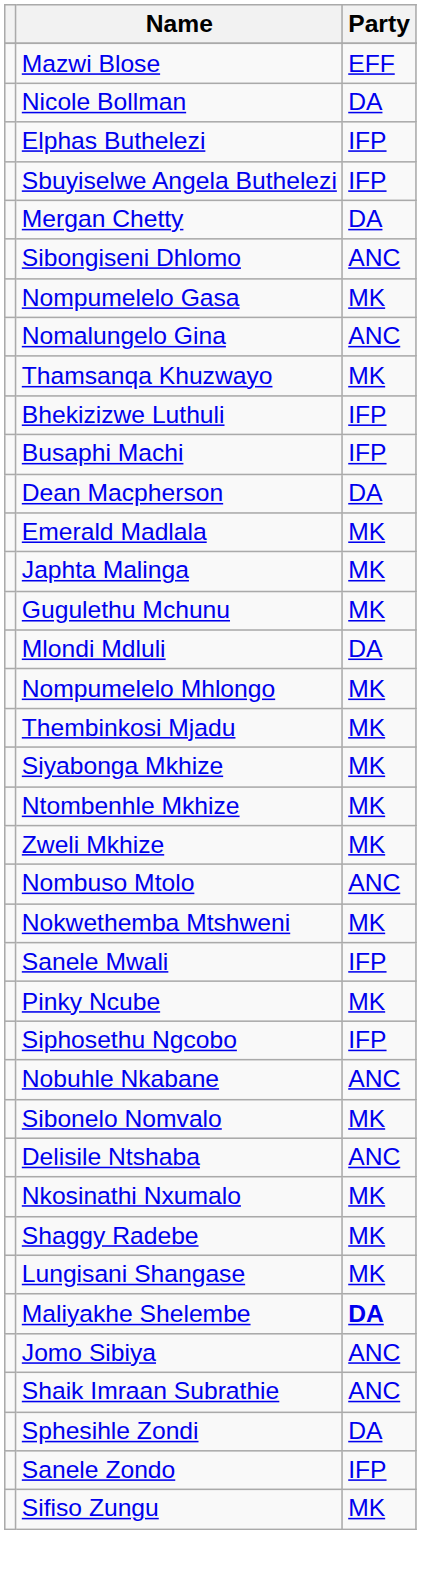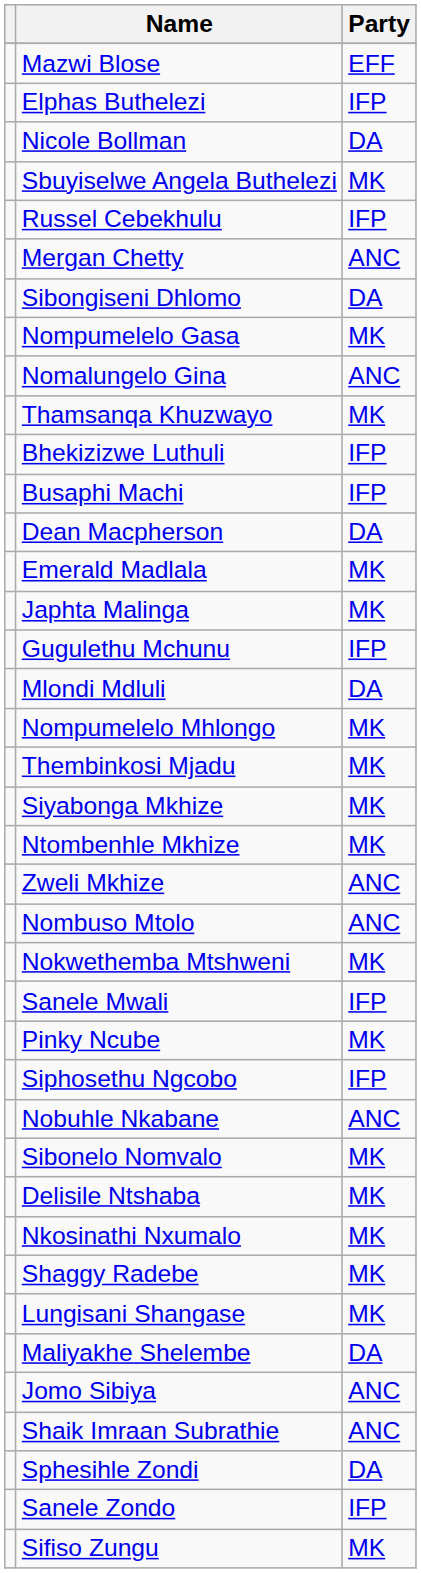rows swapped: (104, 102) <-> (114, 141)
(367, 180) IFP -> (367, 180) MK
+ row: (122, 219)
(365, 219) DA -> (374, 258) ANC
(374, 258) ANC -> (365, 297) DA
(367, 610) MK -> (367, 649) IFP
(367, 844) MK -> (374, 883) ANC
(374, 1157) ANC -> (367, 1196) MK
(366, 1313) bold -> (365, 1352) normal
